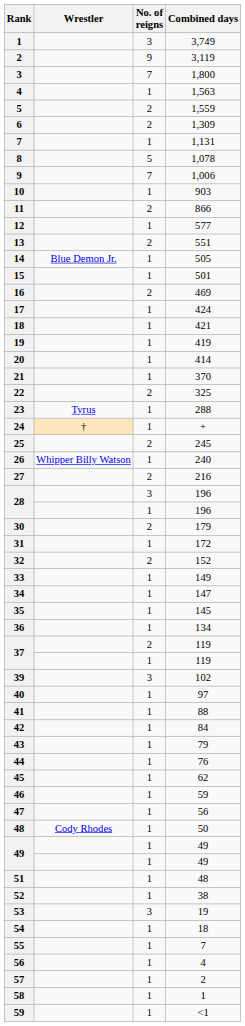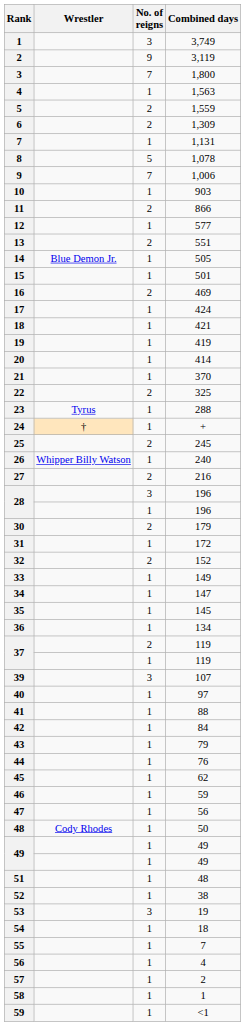(203, 677) 102 -> (203, 677) 107
